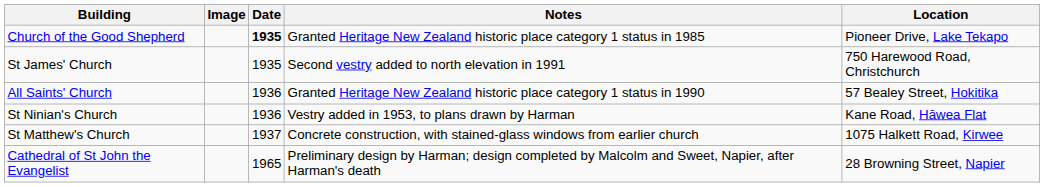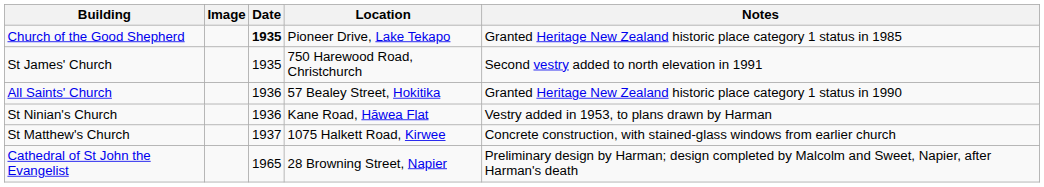columns swapped: (941, 15) <-> (563, 15)
